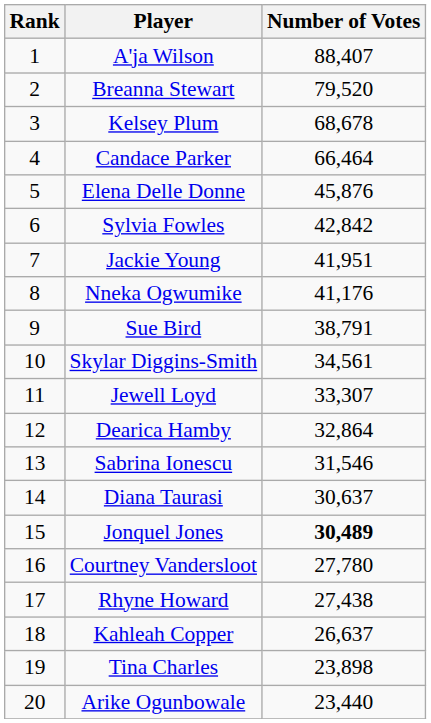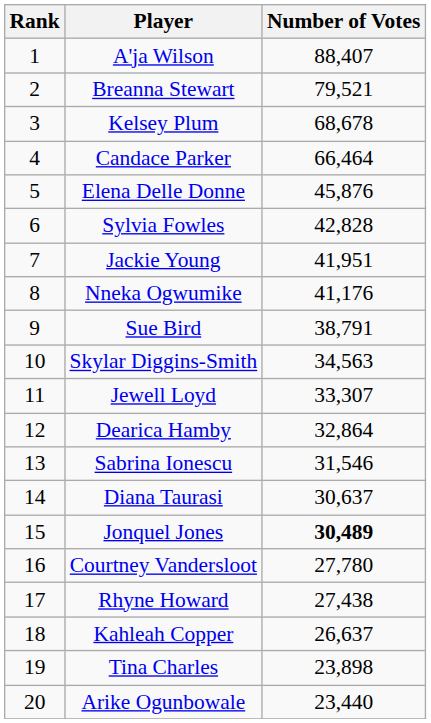(344, 89) 79,520 -> (344, 89) 79,521
(344, 225) 42,842 -> (344, 225) 42,828
(344, 361) 34,561 -> (344, 361) 34,563
